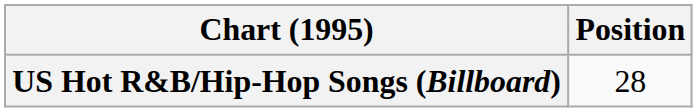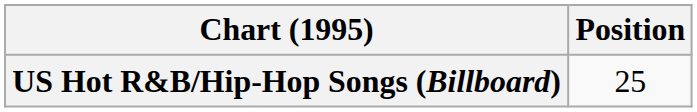(630, 80) 28 -> (630, 80) 25
